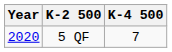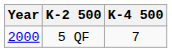(24, 37) 2020 -> (24, 37) 2000
